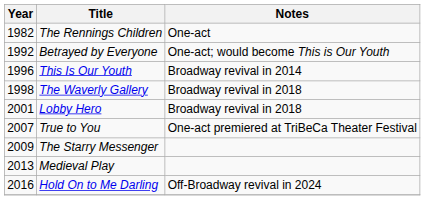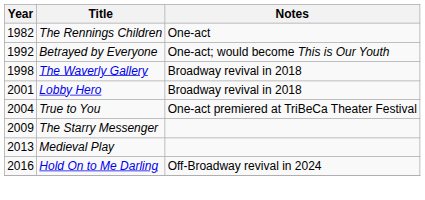- row: (86, 71)
(20, 128) 2007 -> (20, 109) 2004
